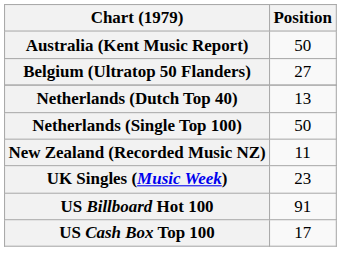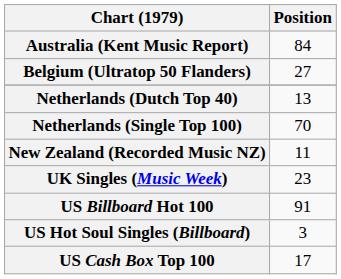(303, 44) 50 -> (303, 44) 84
(303, 125) 50 -> (303, 125) 70
+ row: (137, 233)
